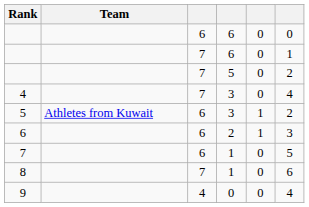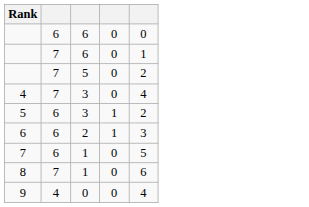- column: (114, 14)
